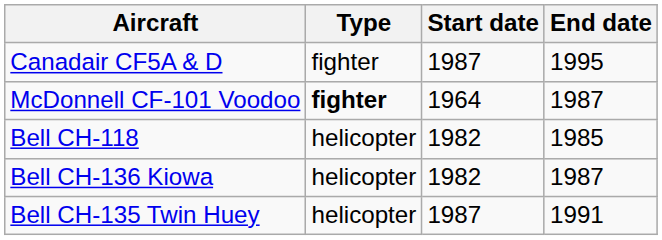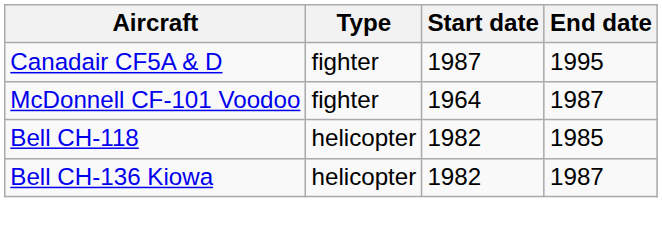(349, 100) bold -> (345, 100) normal
- row: (135, 215)
